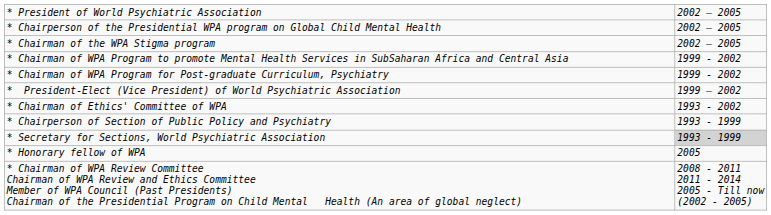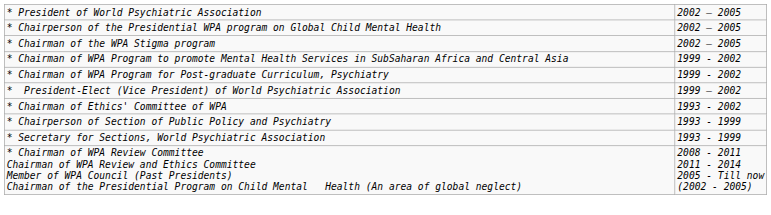(709, 138) lightgrey background -> (709, 138) no background
- row: (76, 153)
